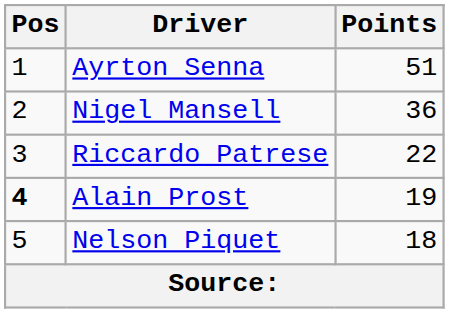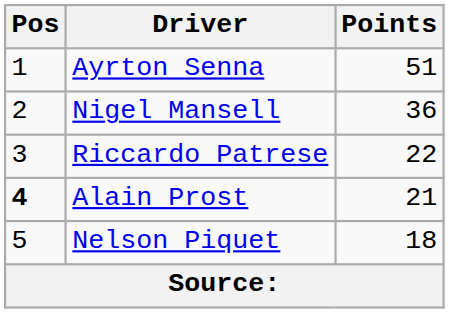(421, 199) 19 -> (421, 199) 21
